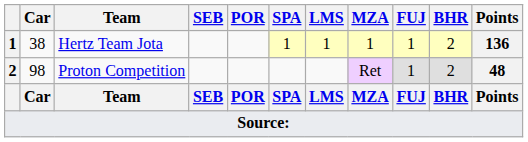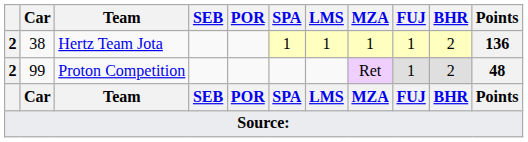(12, 43) 1 -> (12, 43) 2
(37, 70) 98 -> (37, 70) 99
